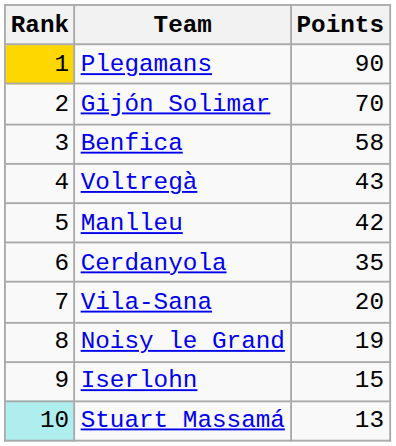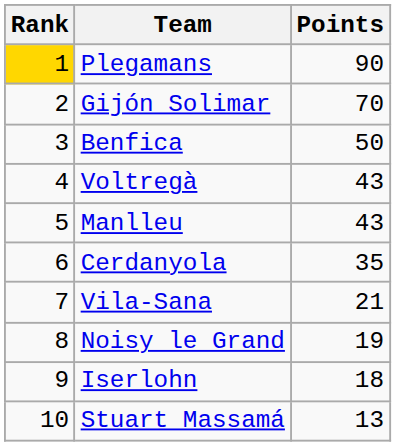(369, 144) 58 -> (369, 144) 50
(369, 223) 42 -> (369, 223) 43
(369, 302) 20 -> (369, 302) 21
(369, 381) 15 -> (369, 381) 18
(55, 421) paleturquoise background -> (55, 421) no background
